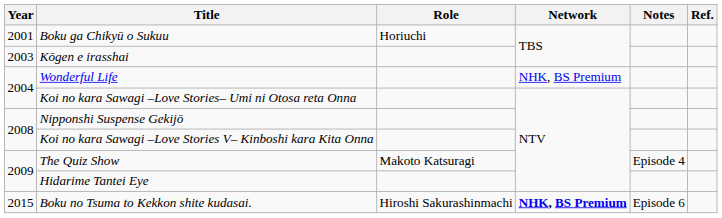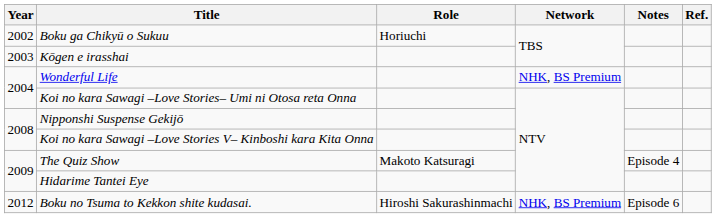(21, 35) 2001 -> (21, 35) 2002
(21, 202) 2015 -> (21, 202) 2012
(573, 202) bold -> (570, 202) normal
